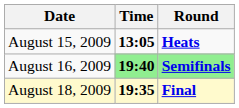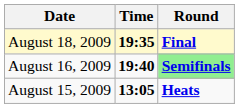rows swapped: (60, 41) <-> (60, 90)
(136, 66) lightgreen background -> (136, 66) no background
